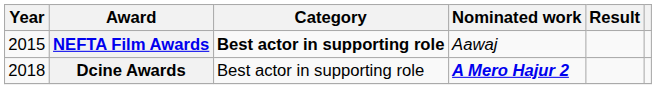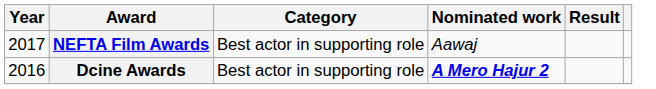(27, 44) 2015 -> (27, 44) 2017
(331, 44) bold -> (321, 44) normal
(27, 70) 2018 -> (27, 70) 2016
